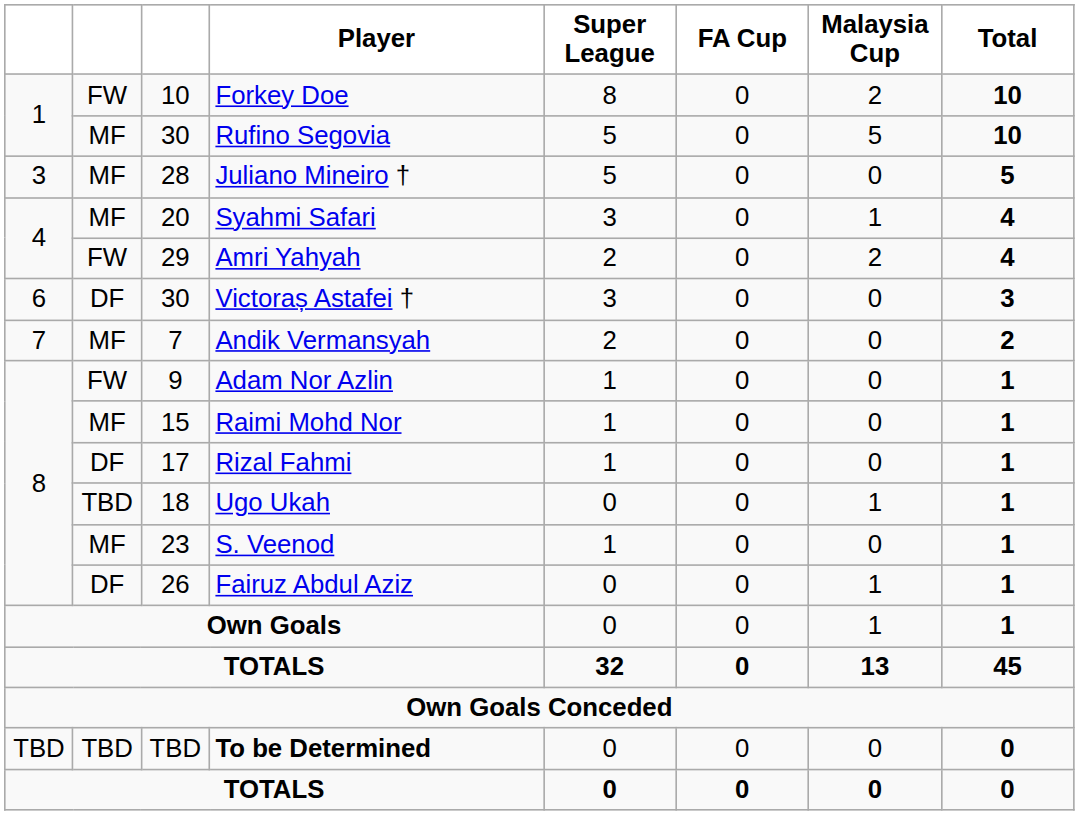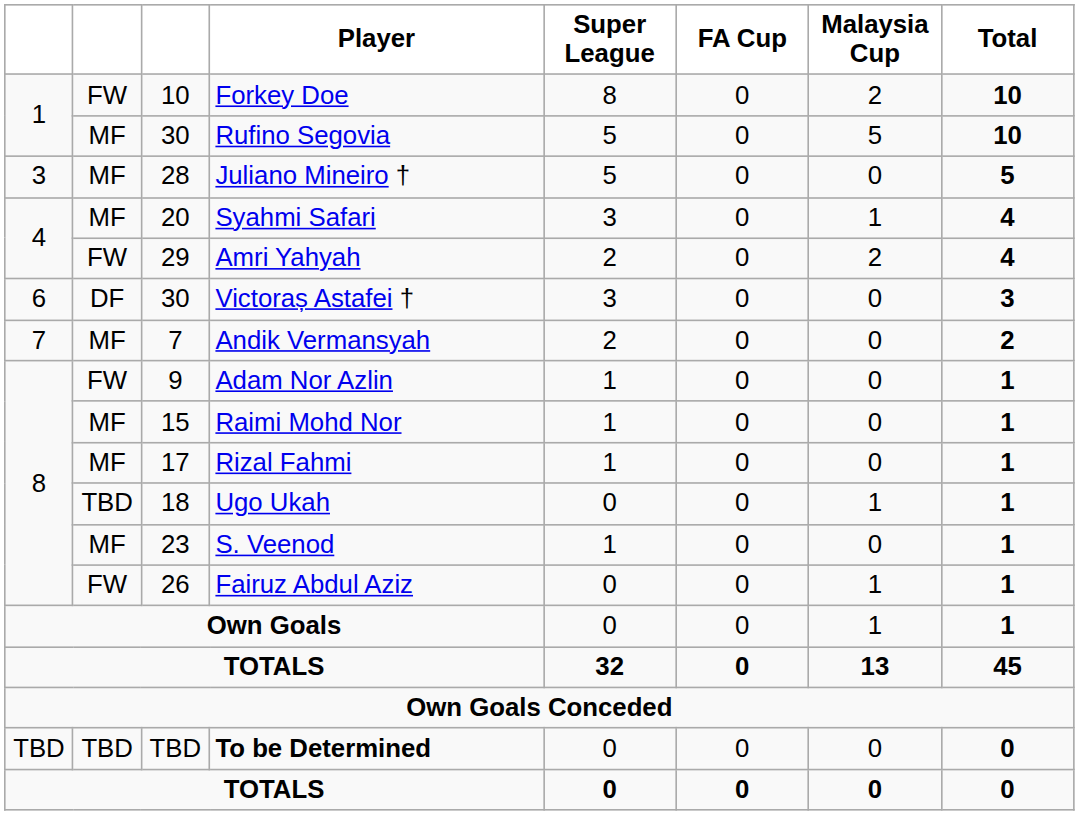(107, 462) DF -> (107, 462) MF
(107, 585) DF -> (107, 585) FW
